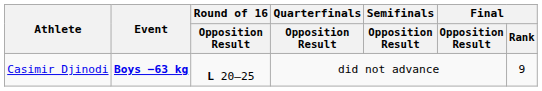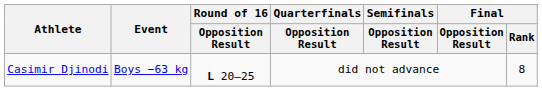(151, 69) bold -> (151, 69) normal
(522, 69) 9 -> (522, 69) 8
